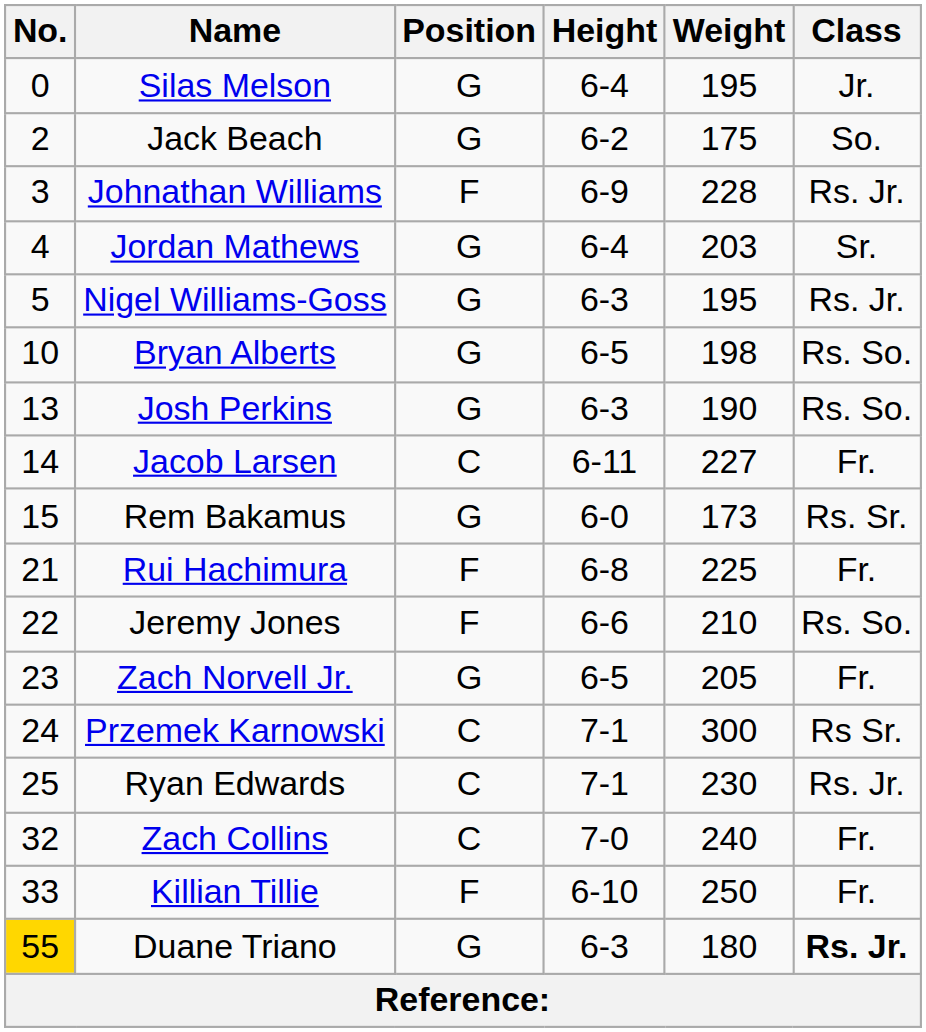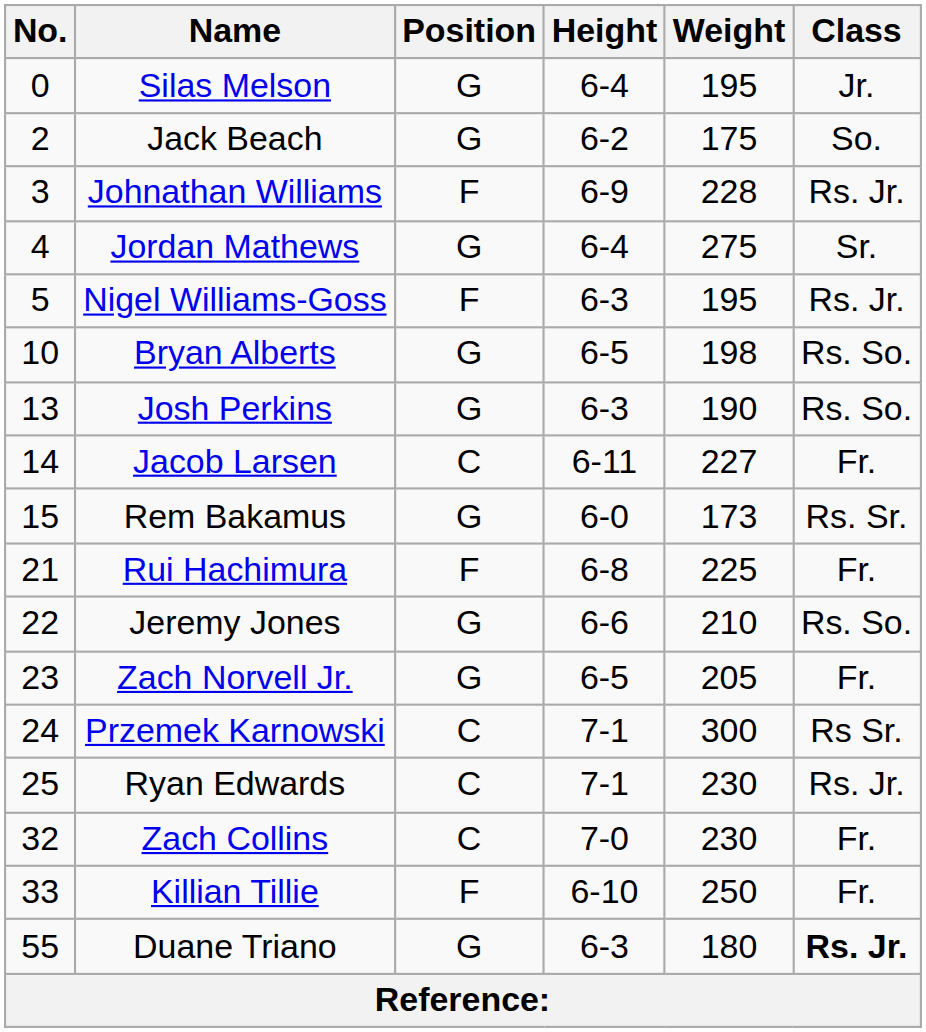(729, 246) 203 -> (729, 246) 275
(469, 300) G -> (469, 300) F
(469, 623) F -> (469, 623) G
(729, 838) 240 -> (729, 838) 230
(40, 945) gold background -> (40, 945) no background
